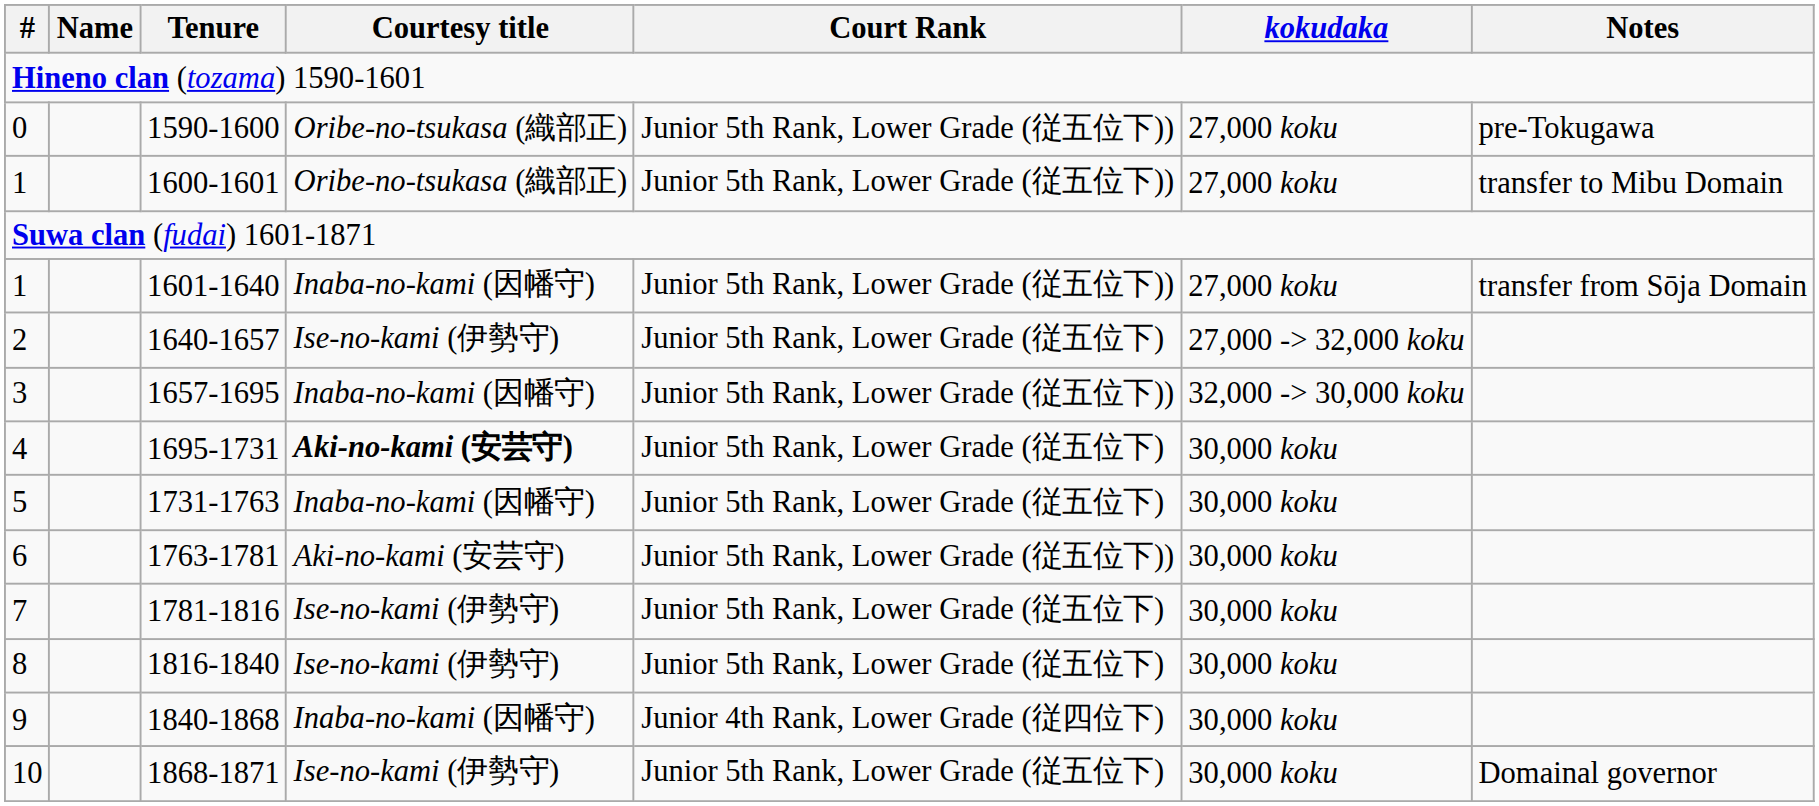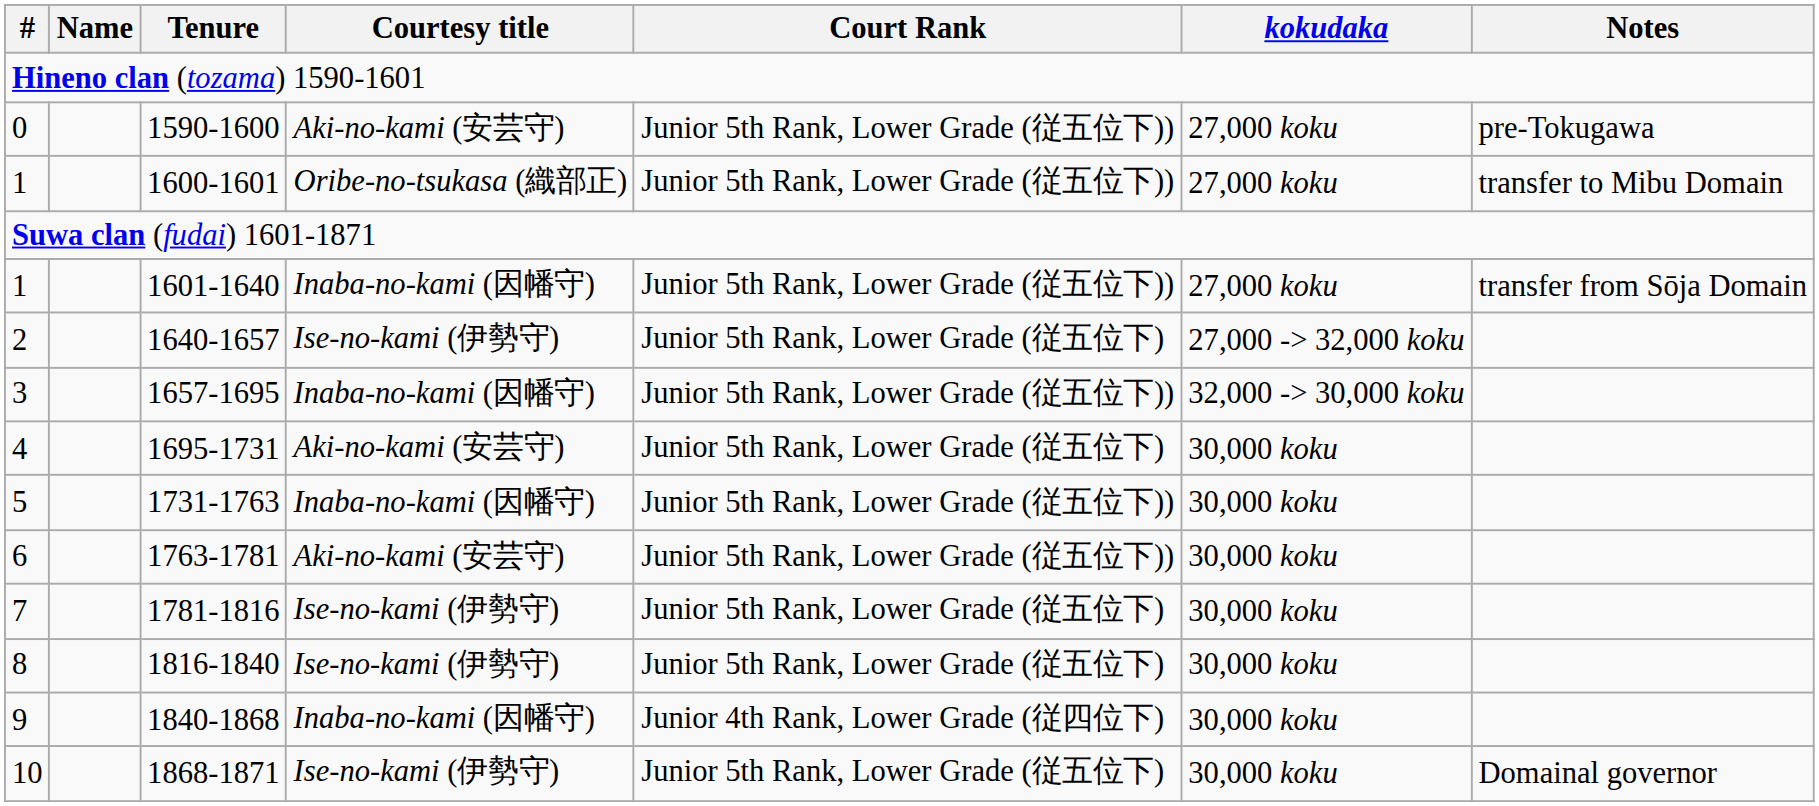(460, 127) Oribe-no-tsukasa (織部正) -> (429, 127) Aki-no-kami (安芸守)
(433, 447) bold -> (429, 447) normal
(903, 501) Junior 5th Rank, Lower Grade (従五位下) -> (908, 501) Junior 5th Rank, Lower Grade (従五位下))
